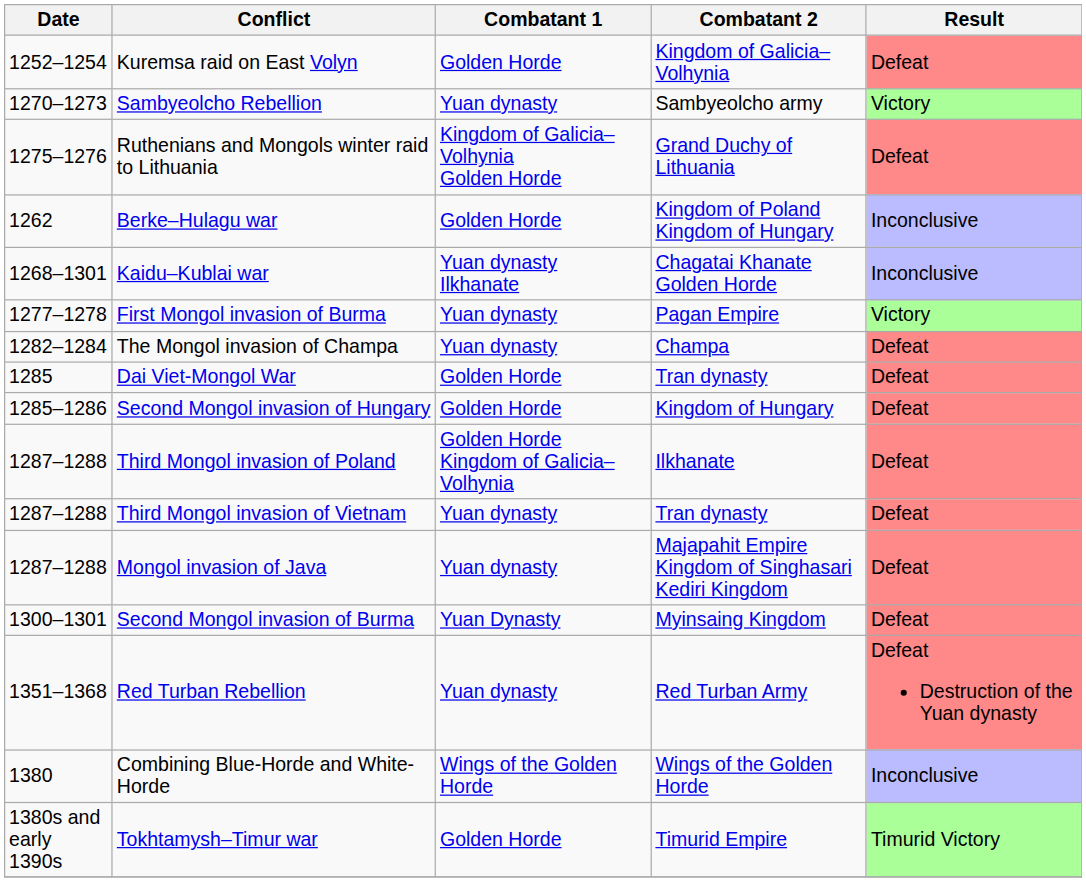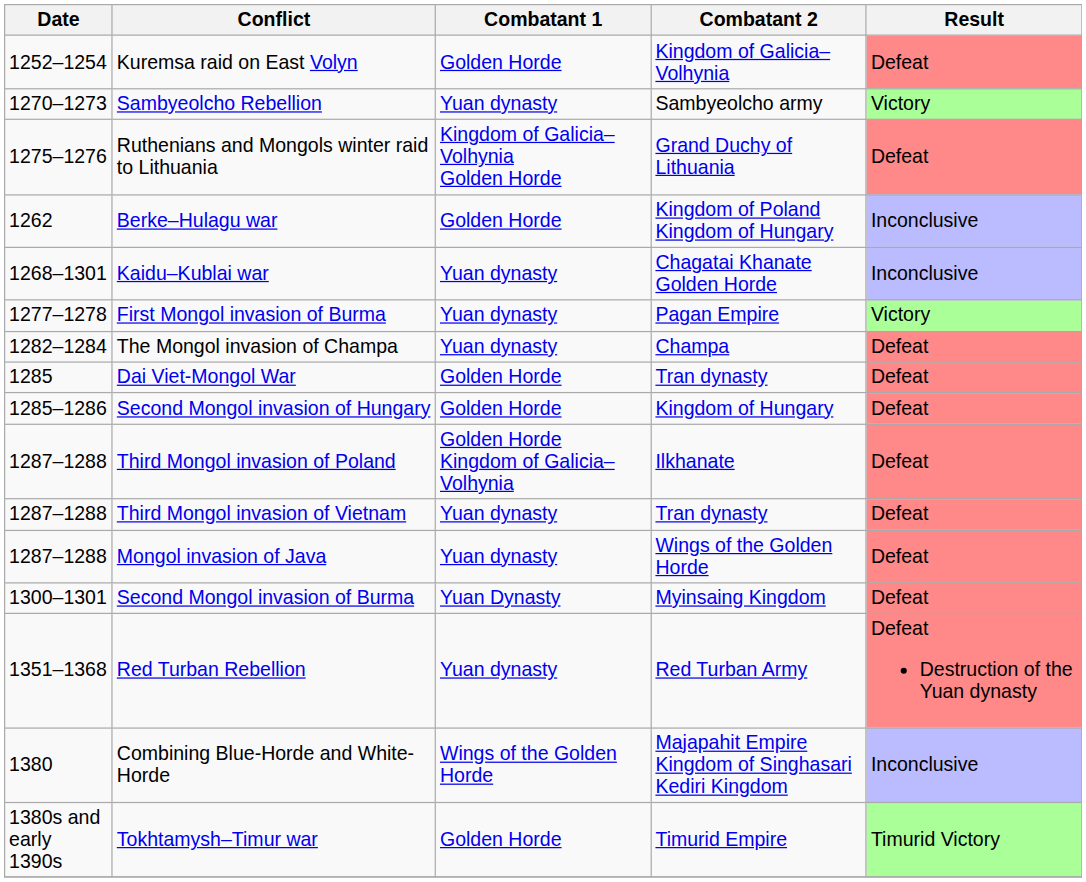(499, 273) Yuan dynasty Ilkhanate -> (499, 273) Yuan dynasty
(754, 567) Majapahit Empire Kingdom of Singhasari Kediri Kingdom -> (744, 556) Wings of the Golden Horde
(744, 775) Wings of the Golden Horde -> (754, 764) Majapahit Empire Kingdom of Singhasari Kediri Kingdom
